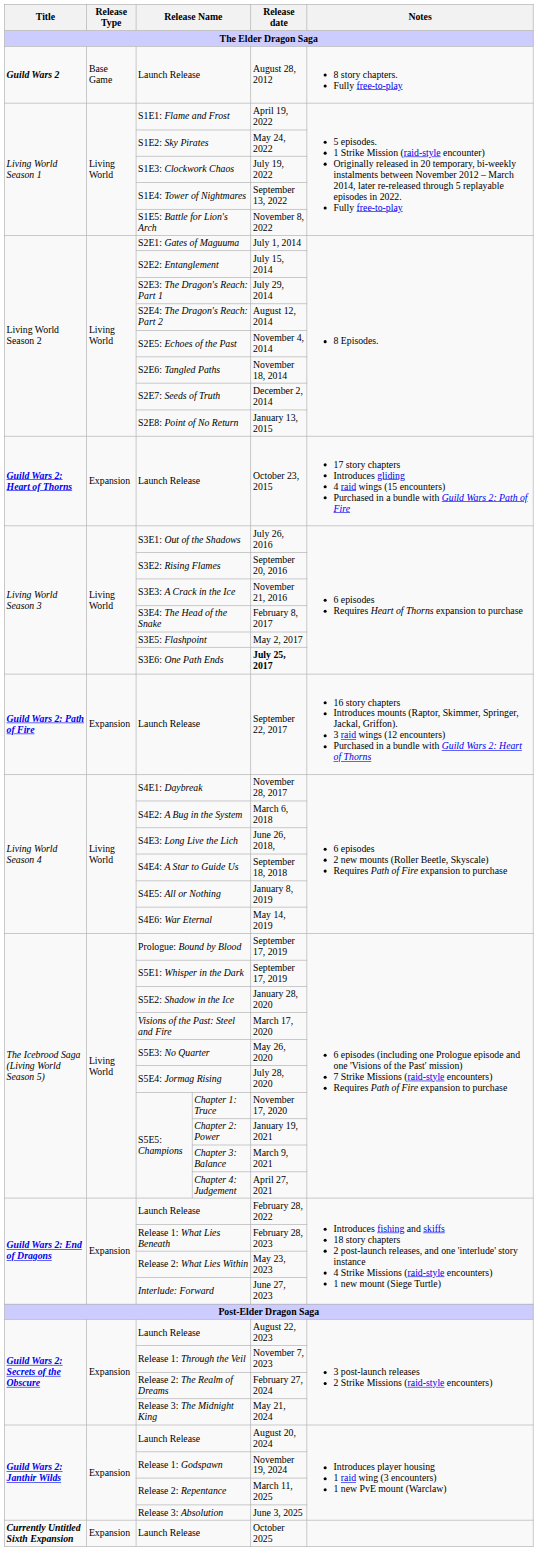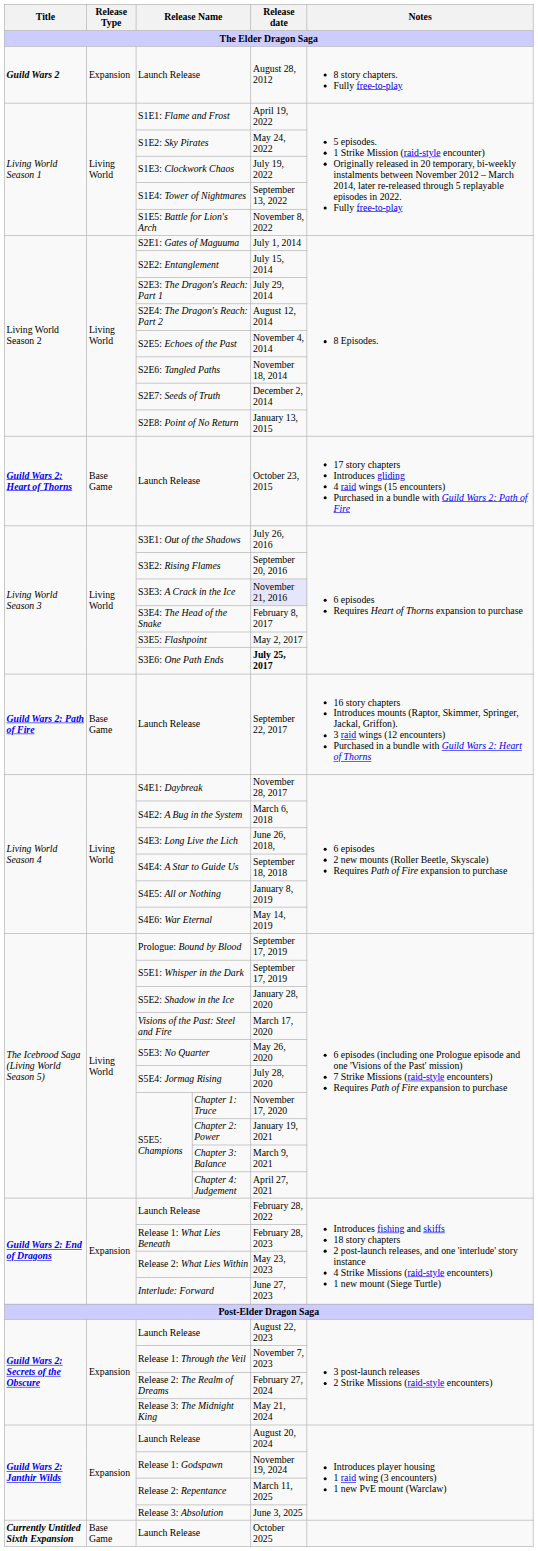(101, 74) Base Game -> (110, 74) Expansion
(110, 481) Expansion -> (101, 481) Base Game
(274, 592) no background -> (274, 592) lavender background
(110, 724) Expansion -> (101, 724) Base Game
(110, 1533) Expansion -> (101, 1533) Base Game
